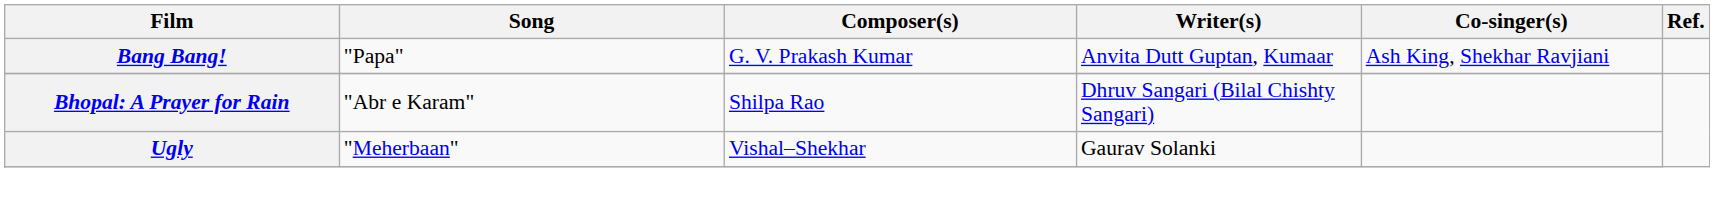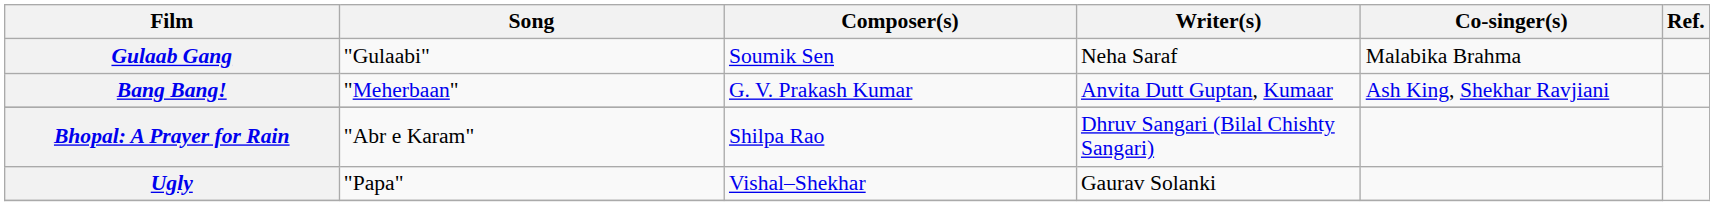+ row: (172, 55)
(374, 55) "Papa" -> (401, 90) "Meherbaan"
(401, 148) "Meherbaan" -> (374, 182) "Papa"
